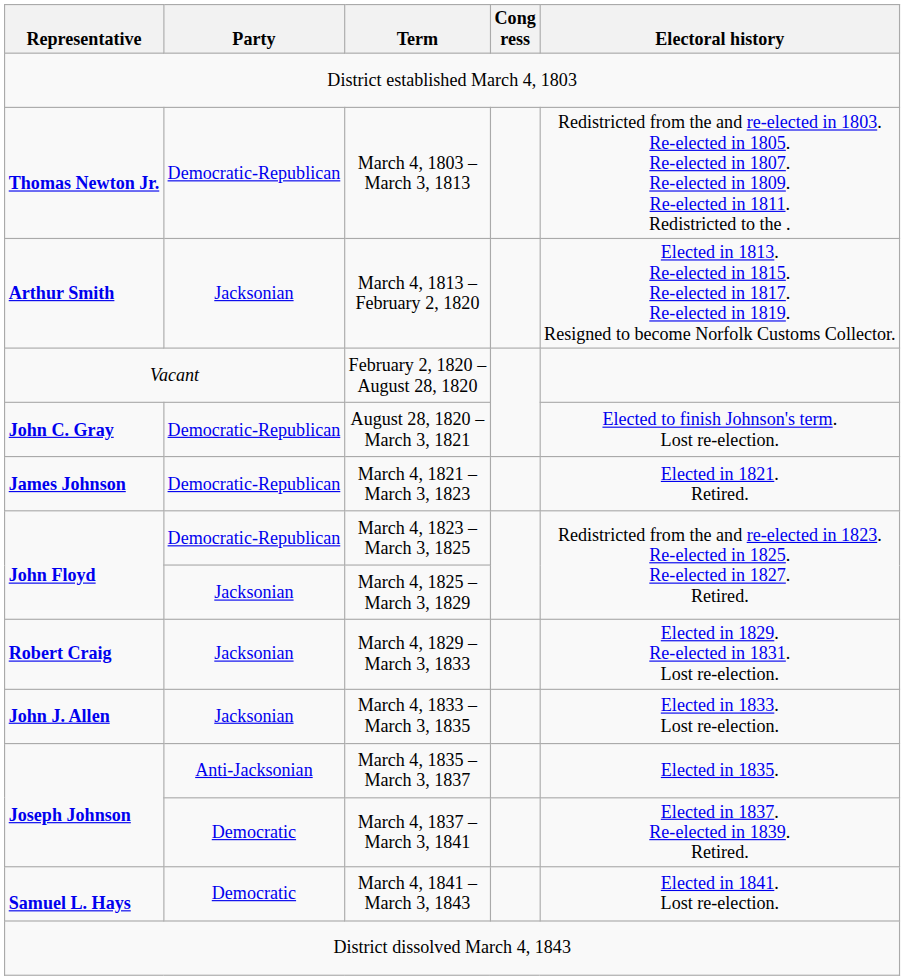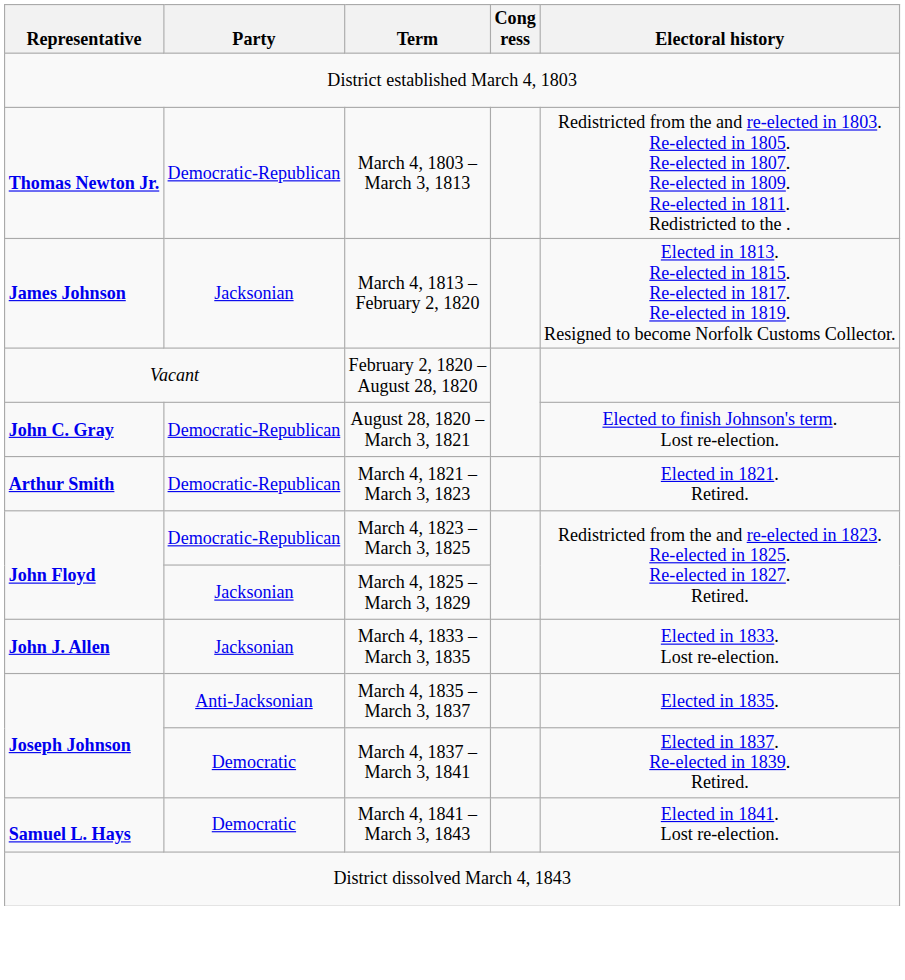(62, 293) Arthur Smith -> (67, 293) James Johnson
(67, 483) James Johnson -> (62, 483) Arthur Smith
- row: (417, 654)
